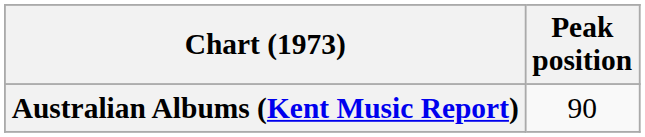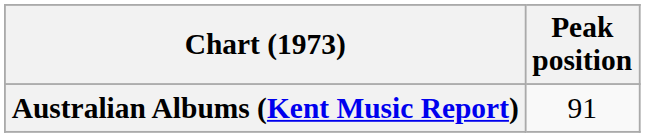(582, 107) 90 -> (582, 107) 91
